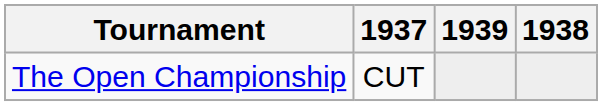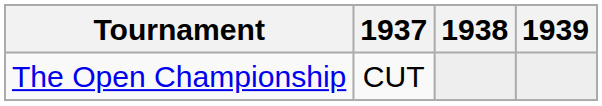columns swapped: (556, 29) <-> (475, 29)
